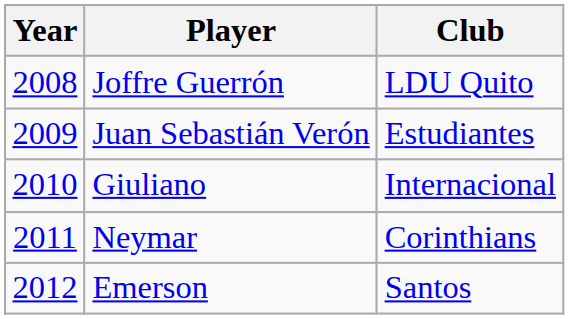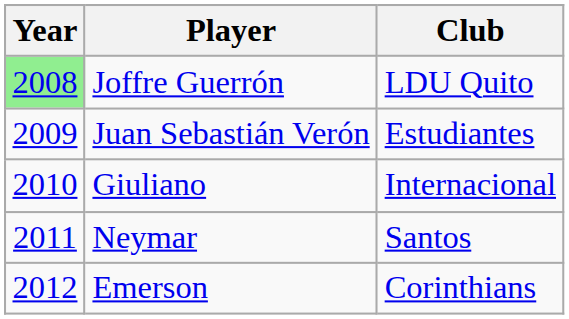(45, 81) no background -> (45, 81) lightgreen background
(460, 236) Corinthians -> (428, 236) Santos
(428, 287) Santos -> (460, 287) Corinthians
